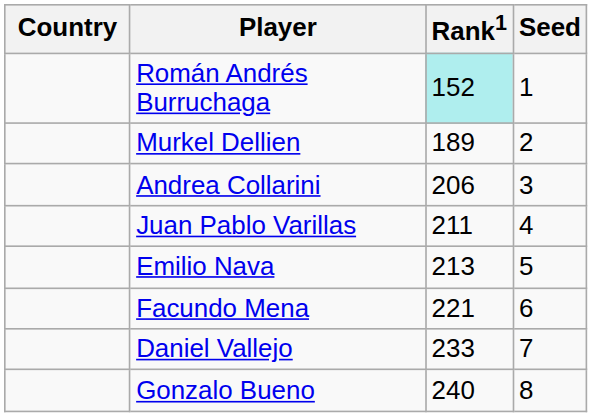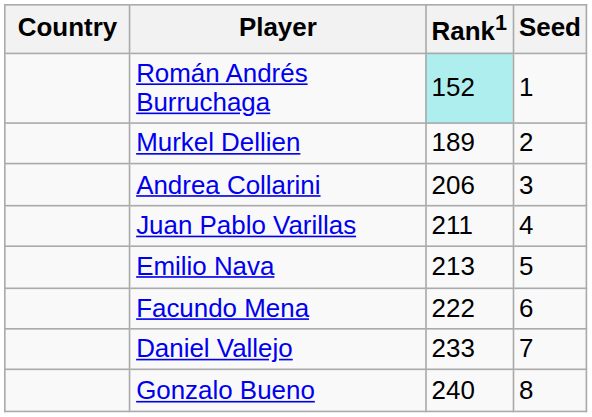(453, 307) 221 -> (453, 307) 222
